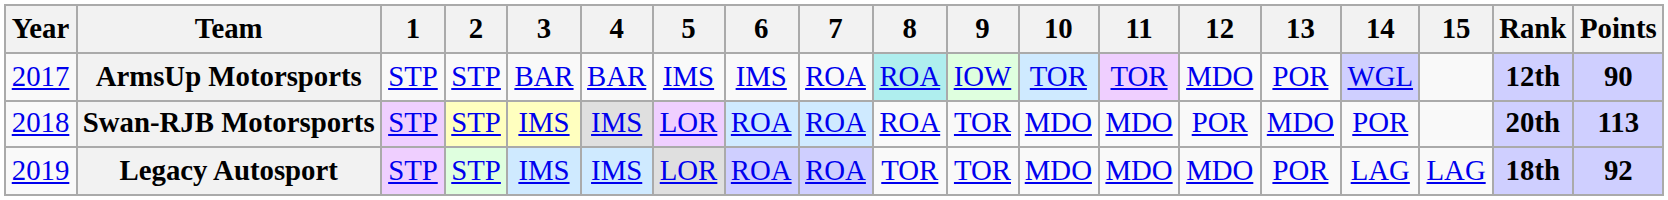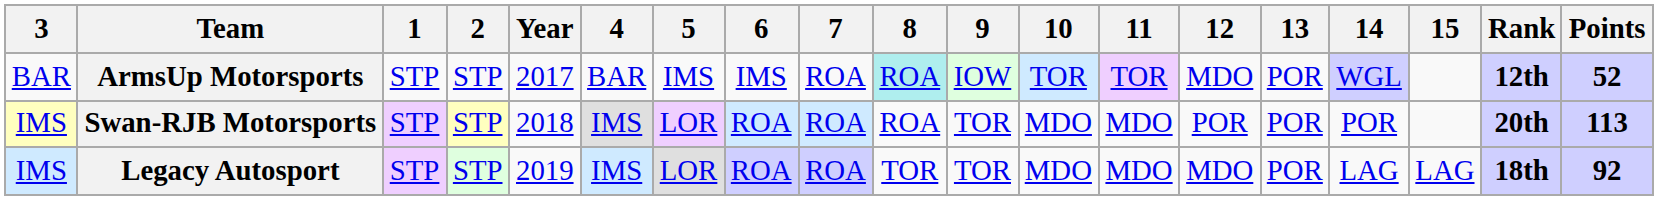columns swapped: (41, 28) <-> (544, 28)
(1618, 76) 90 -> (1607, 76) 52
(1300, 123) MDO -> (1295, 123) POR
